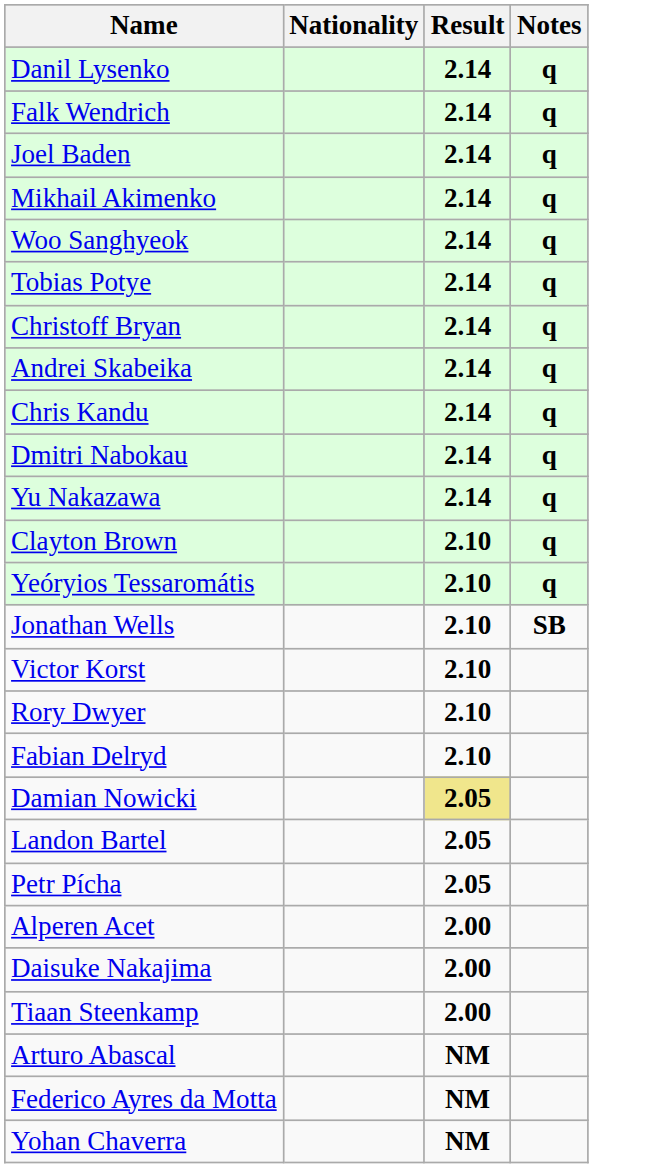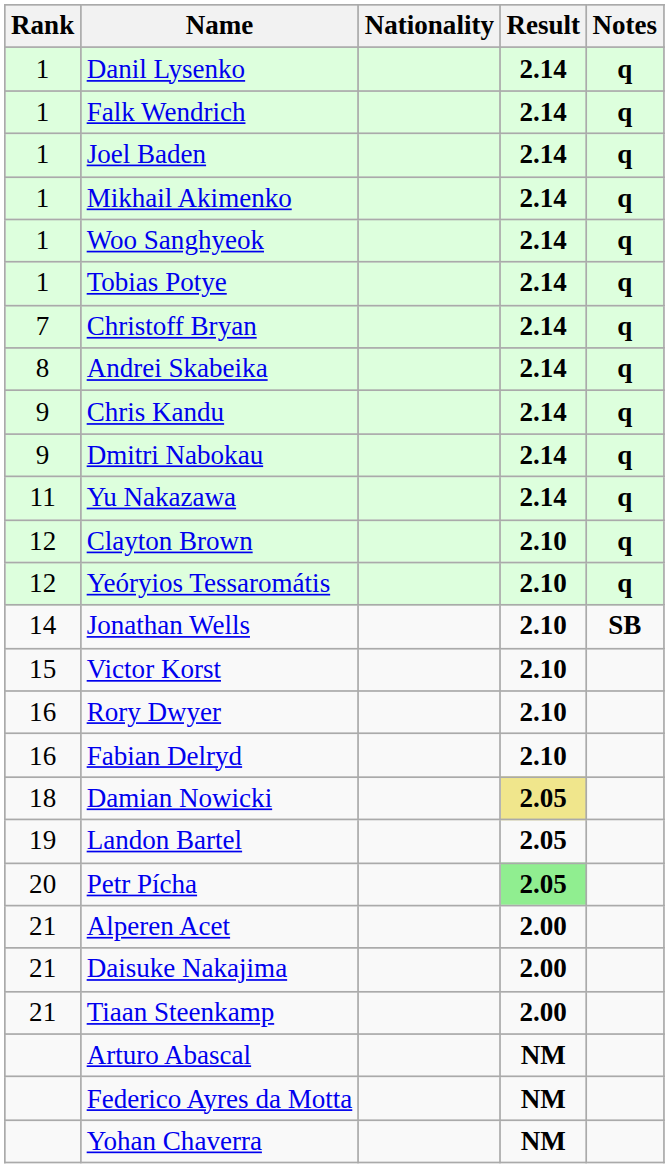+ column: (43, 25)
(468, 883) no background -> (543, 883) lightgreen background
